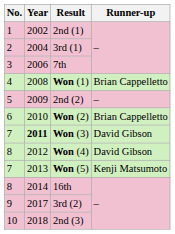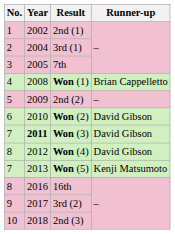(38, 65) 2006 -> (38, 65) 2005
(131, 117) Brian Cappelletto -> (123, 117) David Gibson
(38, 186) 2014 -> (38, 186) 2016
